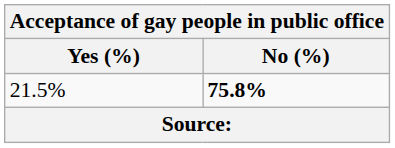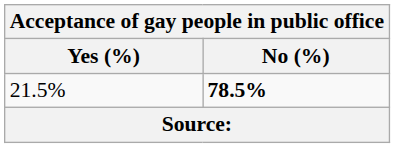(237, 90) 75.8% -> (237, 90) 78.5%
